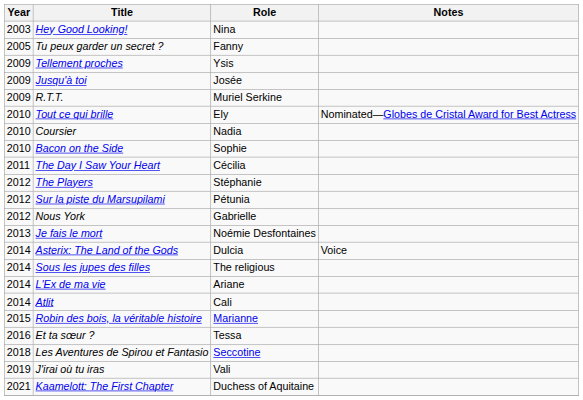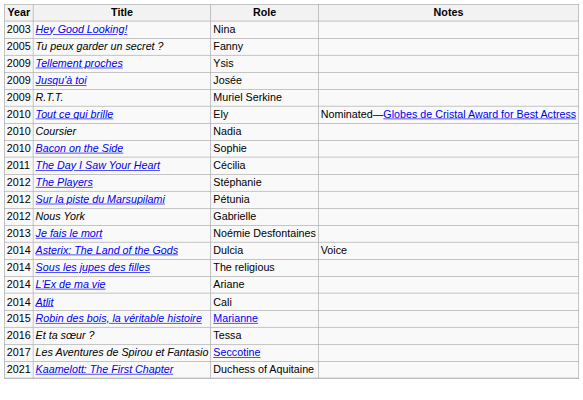(19, 353) 2018 -> (19, 353) 2017
- row: (70, 370)
